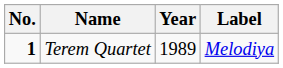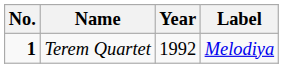(178, 48) 1989 -> (178, 48) 1992
